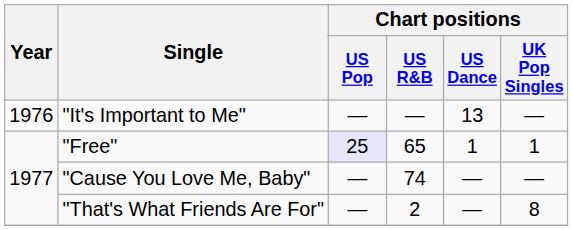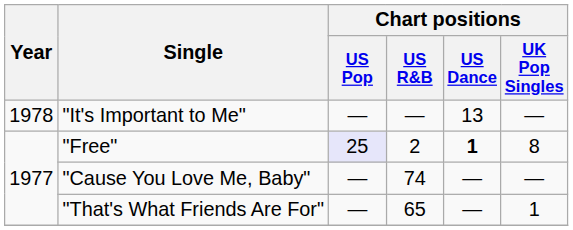(31, 115) 1976 -> (31, 115) 1978
(415, 146) 65 -> (415, 146) 2
(472, 146) normal -> (472, 146) bold
(534, 146) 1 -> (534, 146) 8
(415, 209) 2 -> (415, 209) 65
(534, 209) 8 -> (534, 209) 1
